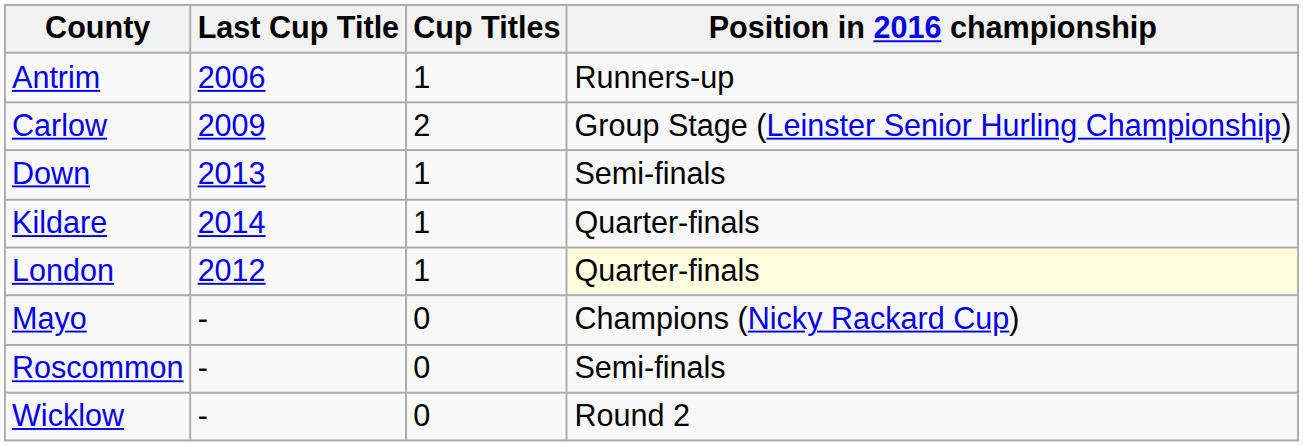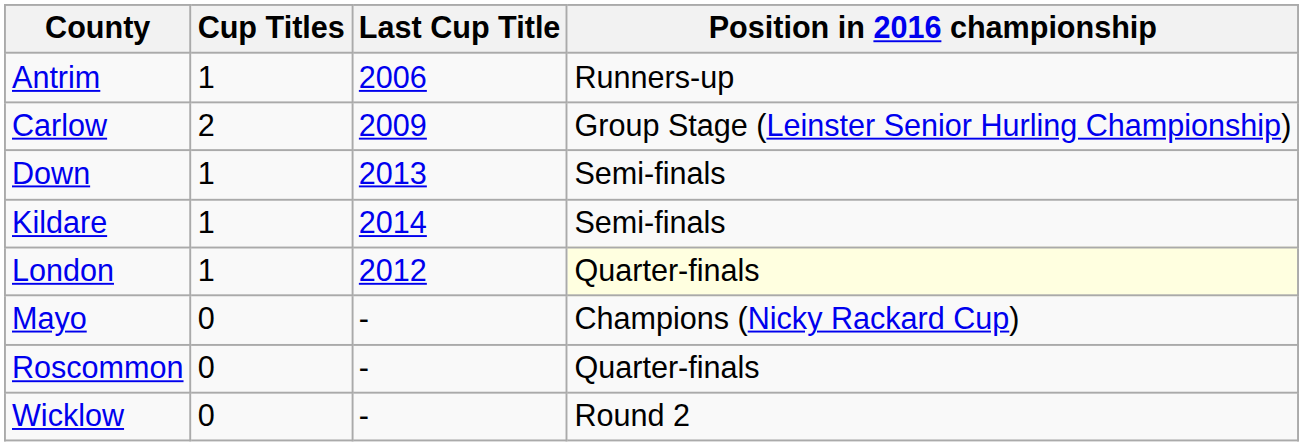columns swapped: (487, 28) <-> (298, 28)
(667, 222) Quarter-finals -> (650, 222) Semi-finals
(650, 367) Semi-finals -> (667, 367) Quarter-finals
